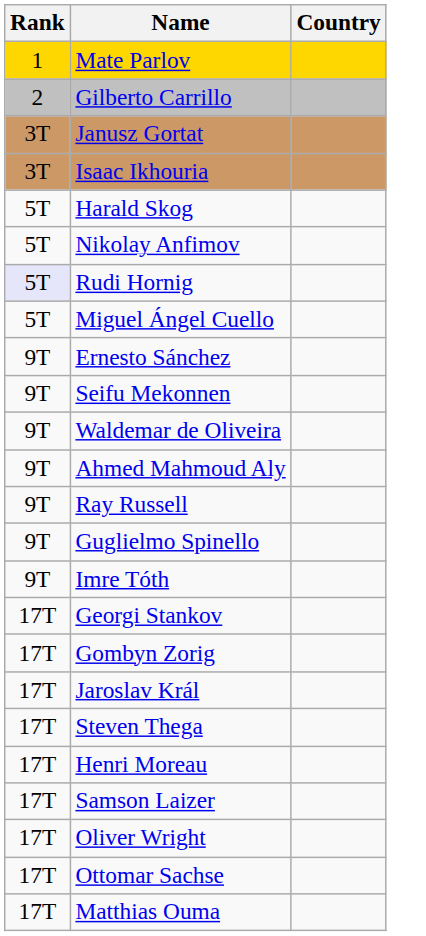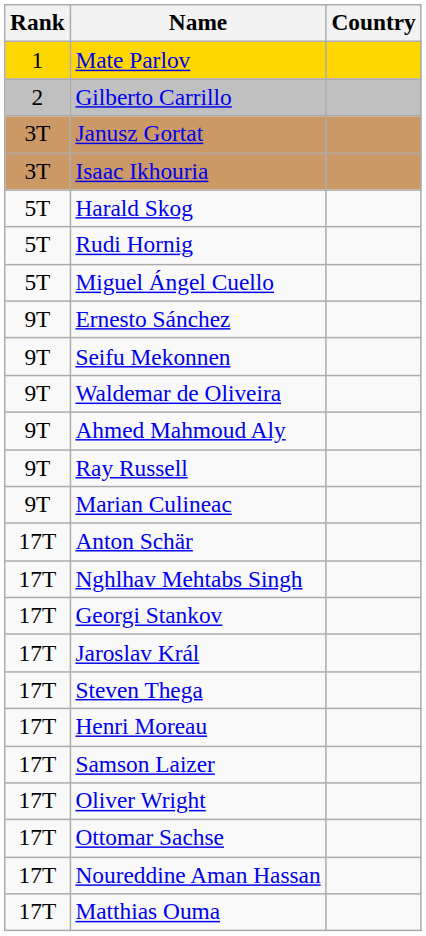- row: (158, 245)
(37, 282) lavender background -> (37, 245) no background
- row: (167, 541)
+ row: (154, 504)
- row: (122, 578)
+ row: (134, 541)
+ row: (189, 578)
- row: (145, 652)
+ row: (198, 875)
